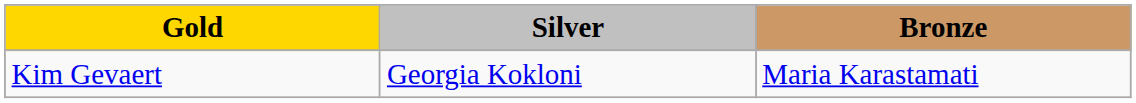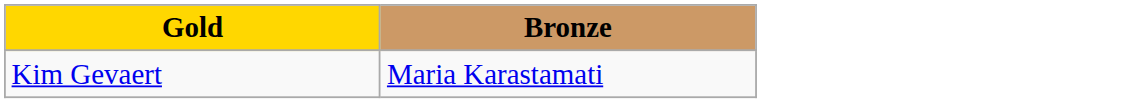- column: (568, 27)
